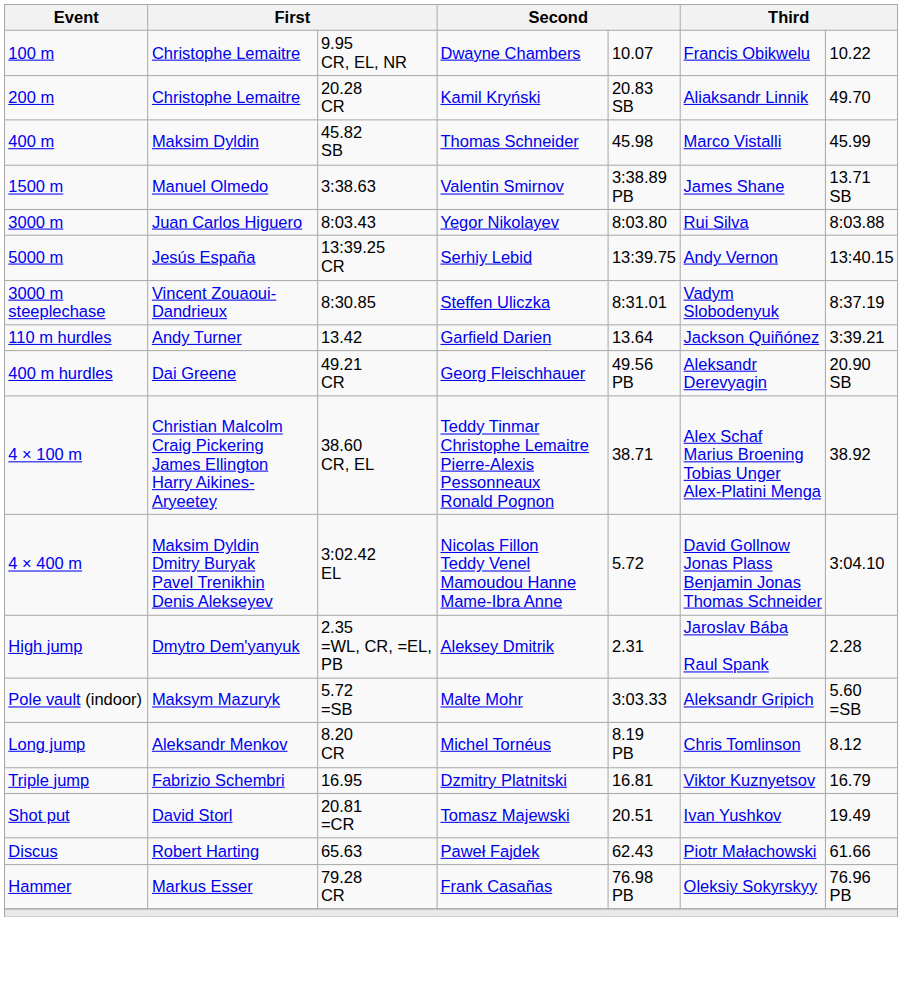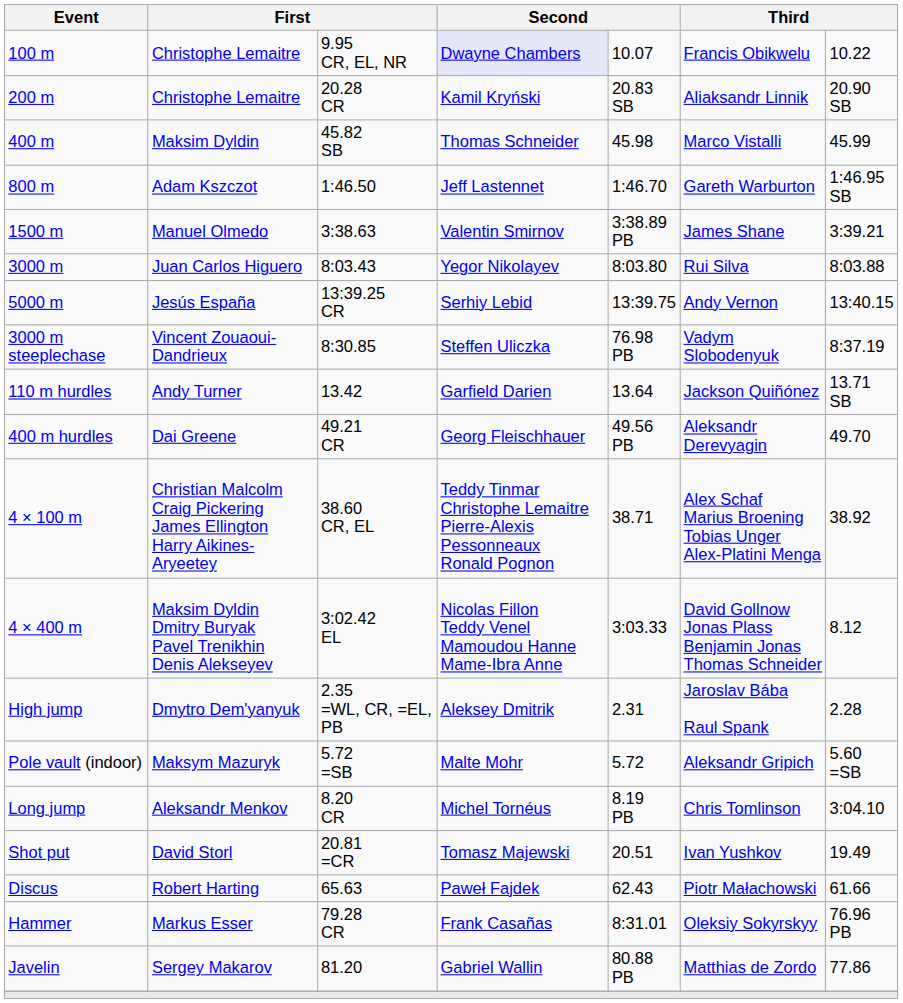(511, 52) no background -> (511, 52) lavender background
(850, 97) 49.70 -> (850, 97) 20.90 SB
+ row: (31, 187)
(850, 187) 13.71 SB -> (857, 231) 3:39.21
(639, 302) 8:31.01 -> (633, 347) 76.98 PB
(857, 337) 3:39.21 -> (850, 391) 13.71 SB
(850, 373) 20.90 SB -> (850, 436) 49.70
(628, 564) 5.72 -> (639, 627) 3:03.33
(857, 564) 3:04.10 -> (846, 627) 8.12
(639, 700) 3:03.33 -> (628, 763) 5.72
(846, 745) 8.12 -> (857, 808) 3:04.10
- row: (49, 780)
(633, 886) 76.98 PB -> (639, 923) 8:31.01
+ row: (34, 968)
